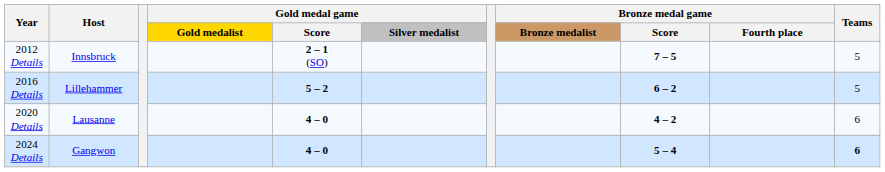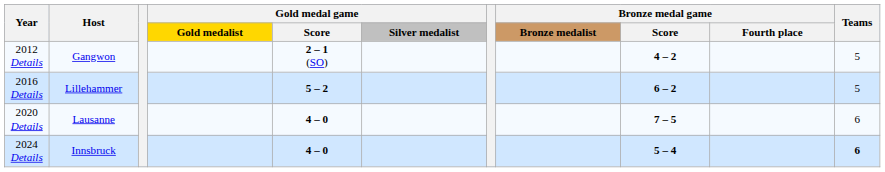(94, 57) Innsbruck -> (94, 57) Gangwon
(665, 57) 7 – 5 -> (665, 57) 4 – 2
(665, 119) 4 – 2 -> (665, 119) 7 – 5
(94, 151) Gangwon -> (94, 151) Innsbruck
